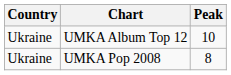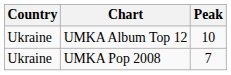(208, 59) 8 -> (208, 59) 7
